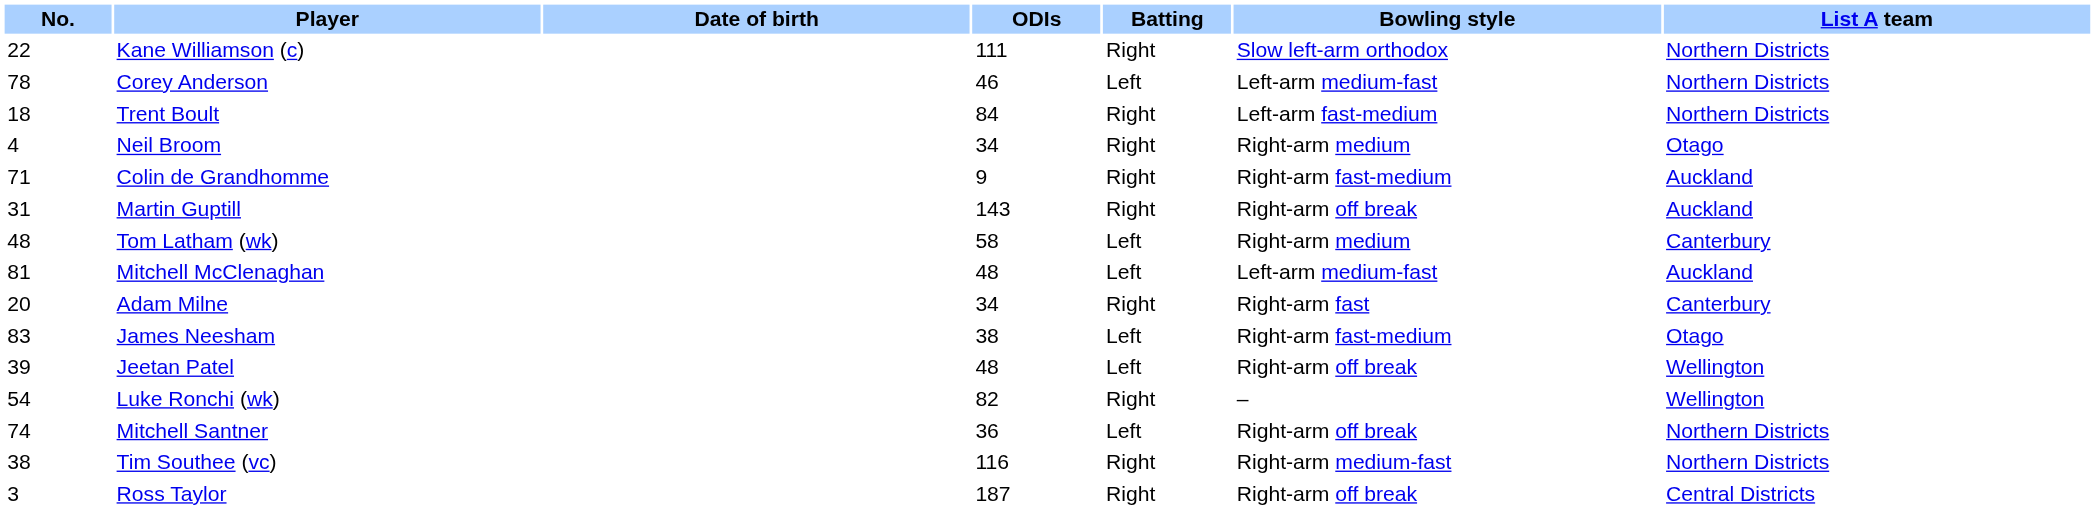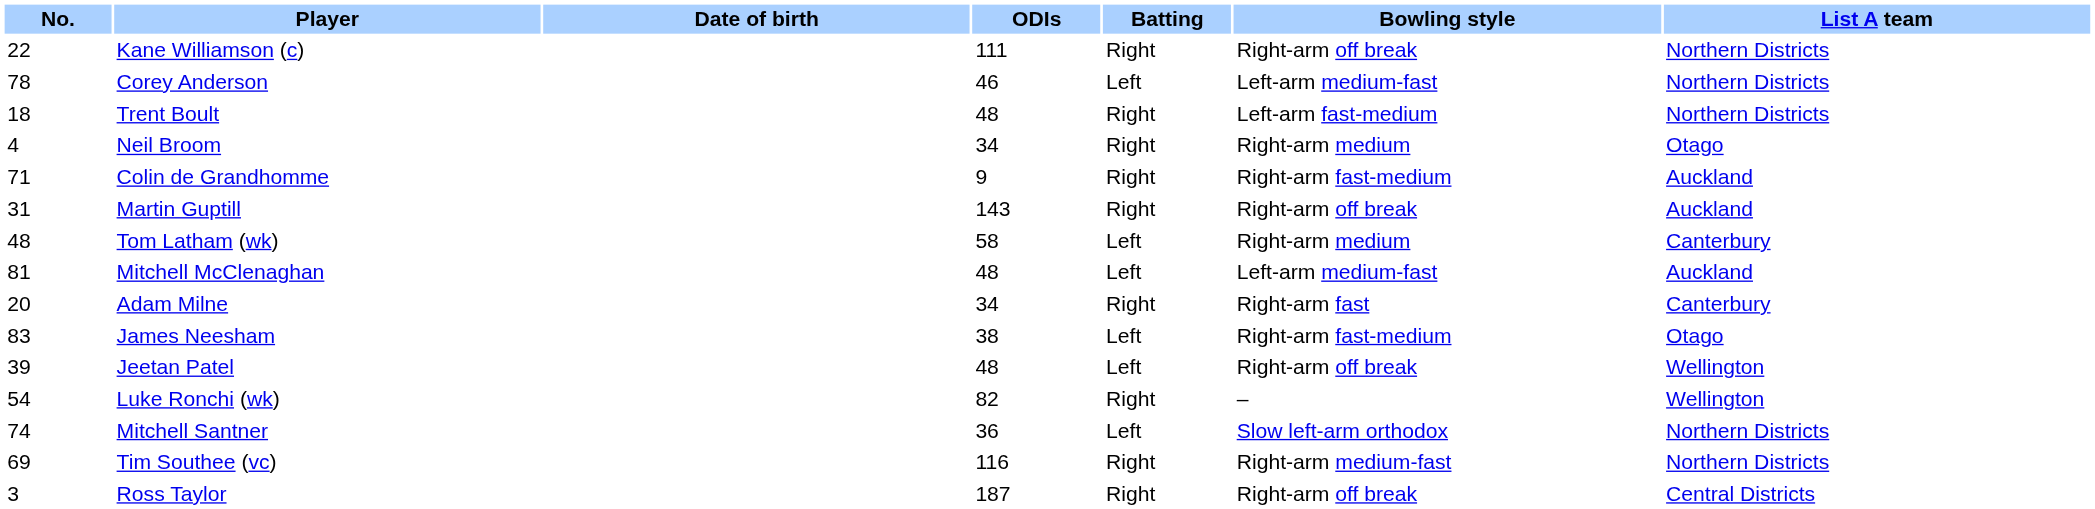(1342, 50) Slow left-arm orthodox -> (1327, 50) Right-arm off break
(987, 114) 84 -> (987, 114) 48
(1327, 430) Right-arm off break -> (1342, 430) Slow left-arm orthodox
(19, 462) 38 -> (19, 462) 69
